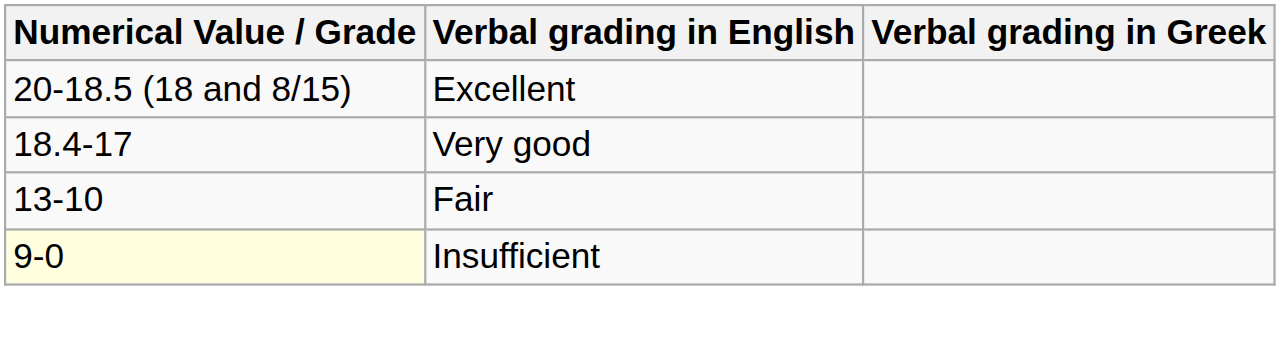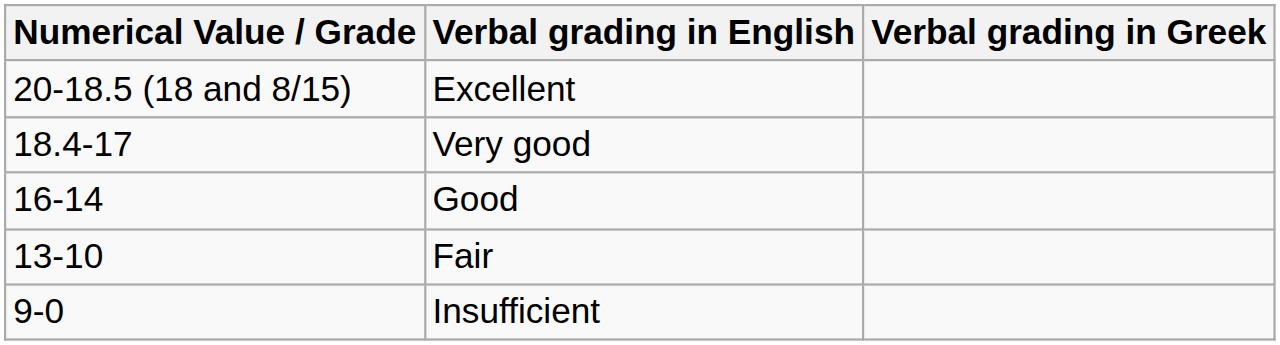+ row: (476, 199)
(39, 255) lightyellow background -> (39, 311) no background
